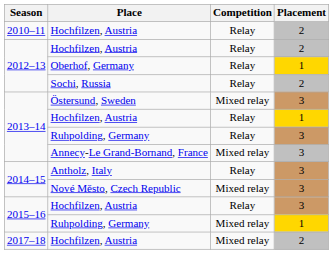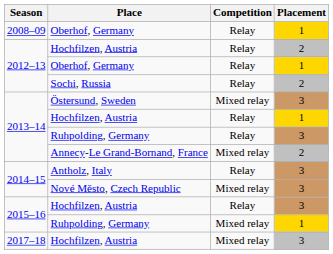+ row: (26, 30)
- row: (26, 30)
(301, 153) 3 -> (301, 153) 2
(301, 240) 2 -> (301, 240) 3
